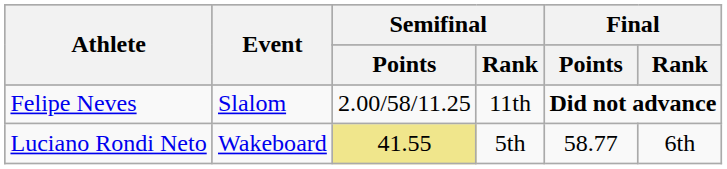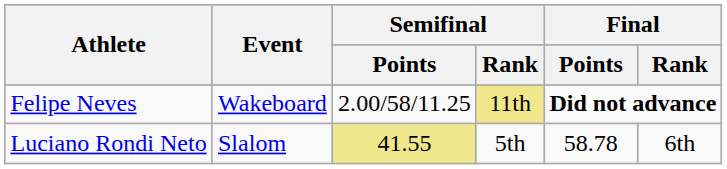(252, 104) Slalom -> (272, 104) Wakeboard
(510, 104) no background -> (510, 104) khaki background
(272, 143) Wakeboard -> (252, 143) Slalom
(591, 143) 58.77 -> (591, 143) 58.78
